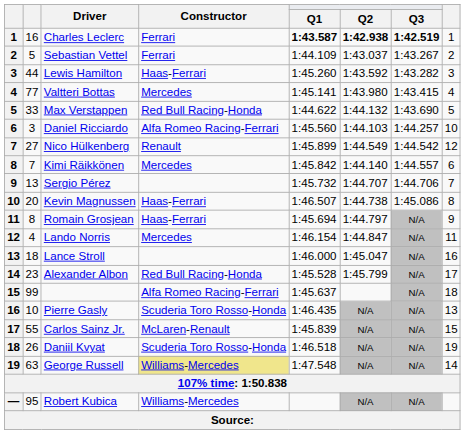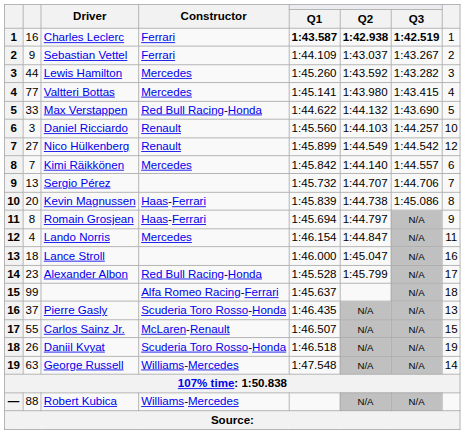(32, 55) 5 -> (32, 55) 9
(174, 73) Haas-Ferrari -> (167, 73) Mercedes
(210, 128) Alfa Romeo Racing-Ferrari -> (161, 128) Renault
(314, 201) 1:46.507 -> (314, 201) 1:45.839
(32, 310) 10 -> (32, 310) 37
(314, 328) 1:45.839 -> (314, 328) 1:46.507
(190, 365) khaki background -> (190, 365) no background
(32, 401) 95 -> (32, 401) 88
